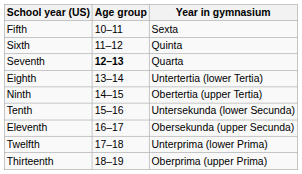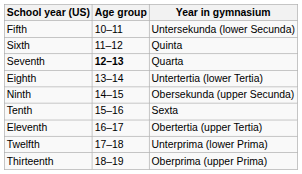(165, 29) Sexta -> (223, 29) Untersekunda (lower Secunda)
(207, 95) Obertertia (upper Tertia) -> (223, 95) Obersekunda (upper Secunda)
(223, 111) Untersekunda (lower Secunda) -> (165, 111) Sexta
(223, 128) Obersekunda (upper Secunda) -> (207, 128) Obertertia (upper Tertia)
